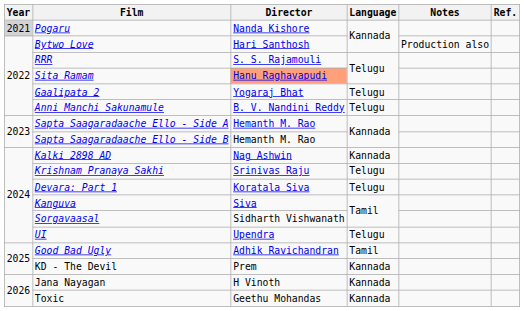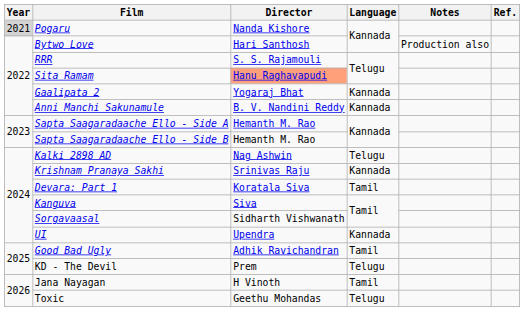(367, 92) Telugu -> (370, 92) Kannada
(367, 108) Telugu -> (370, 108) Kannada
(370, 155) Kannada -> (367, 155) Telugu
(367, 171) Telugu -> (370, 171) Kannada
(367, 187) Telugu -> (364, 187) Tamil
(367, 235) Telugu -> (370, 235) Kannada
(370, 267) Kannada -> (367, 267) Telugu
(370, 282) Kannada -> (364, 282) Tamil
(370, 298) Kannada -> (367, 298) Telugu
